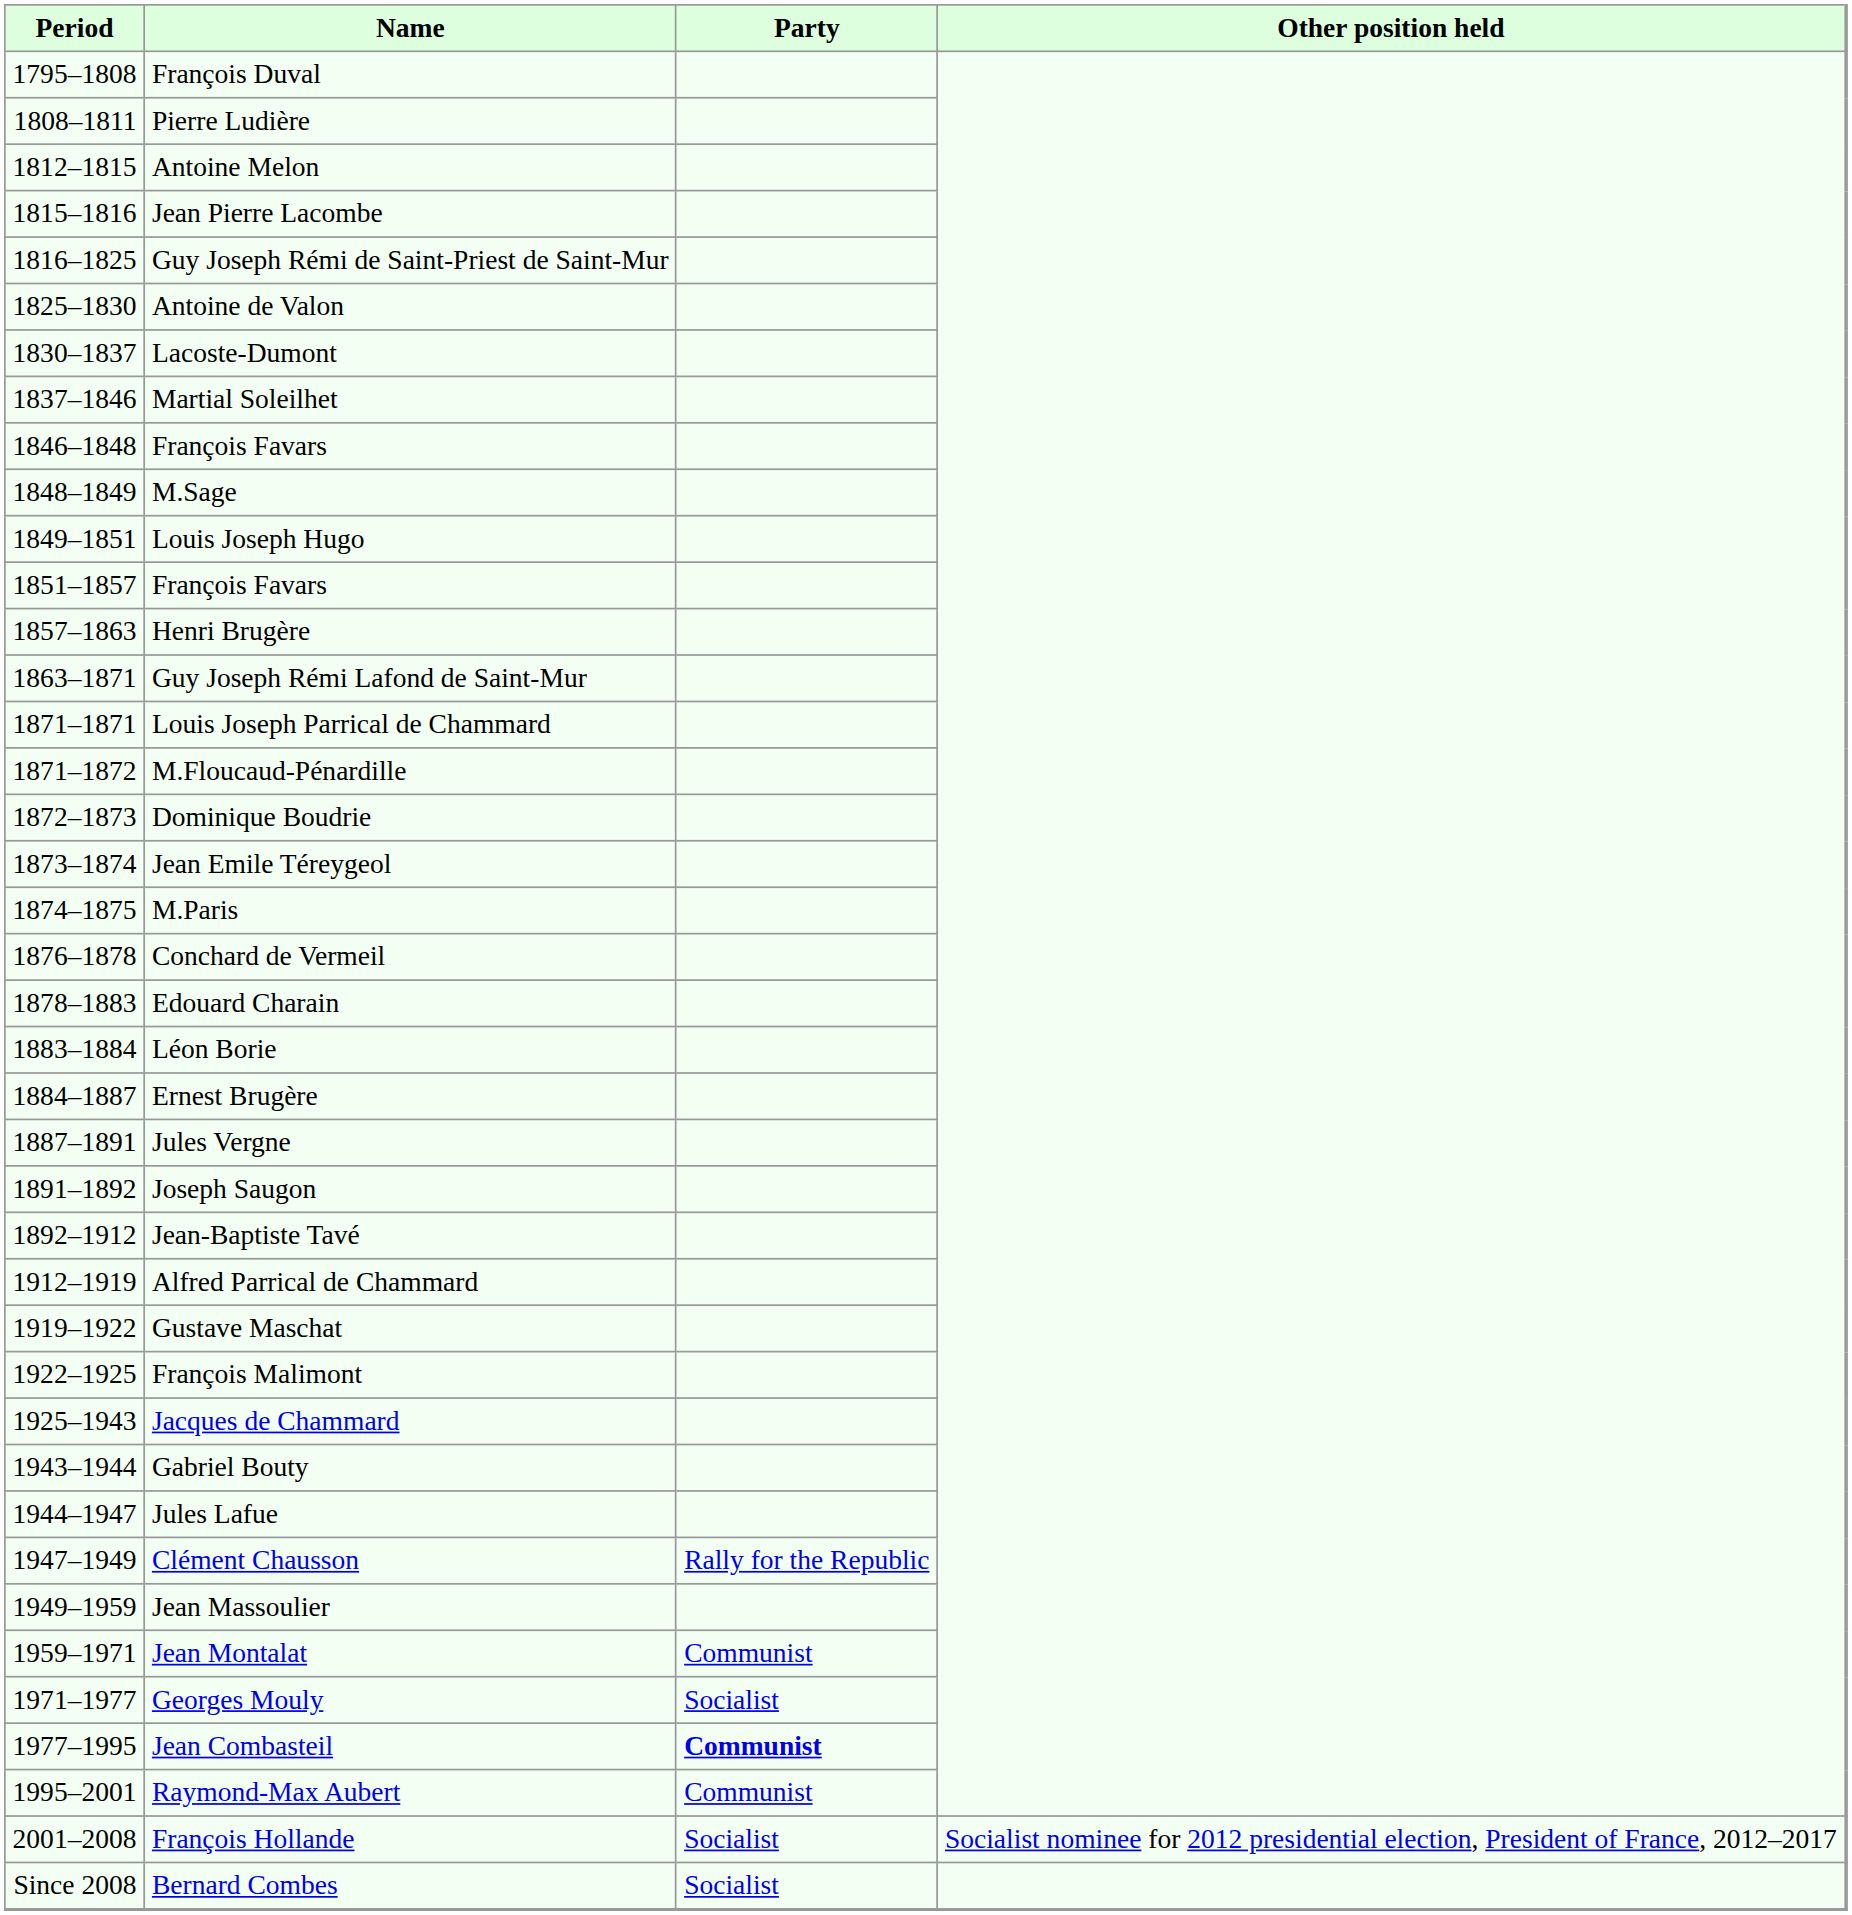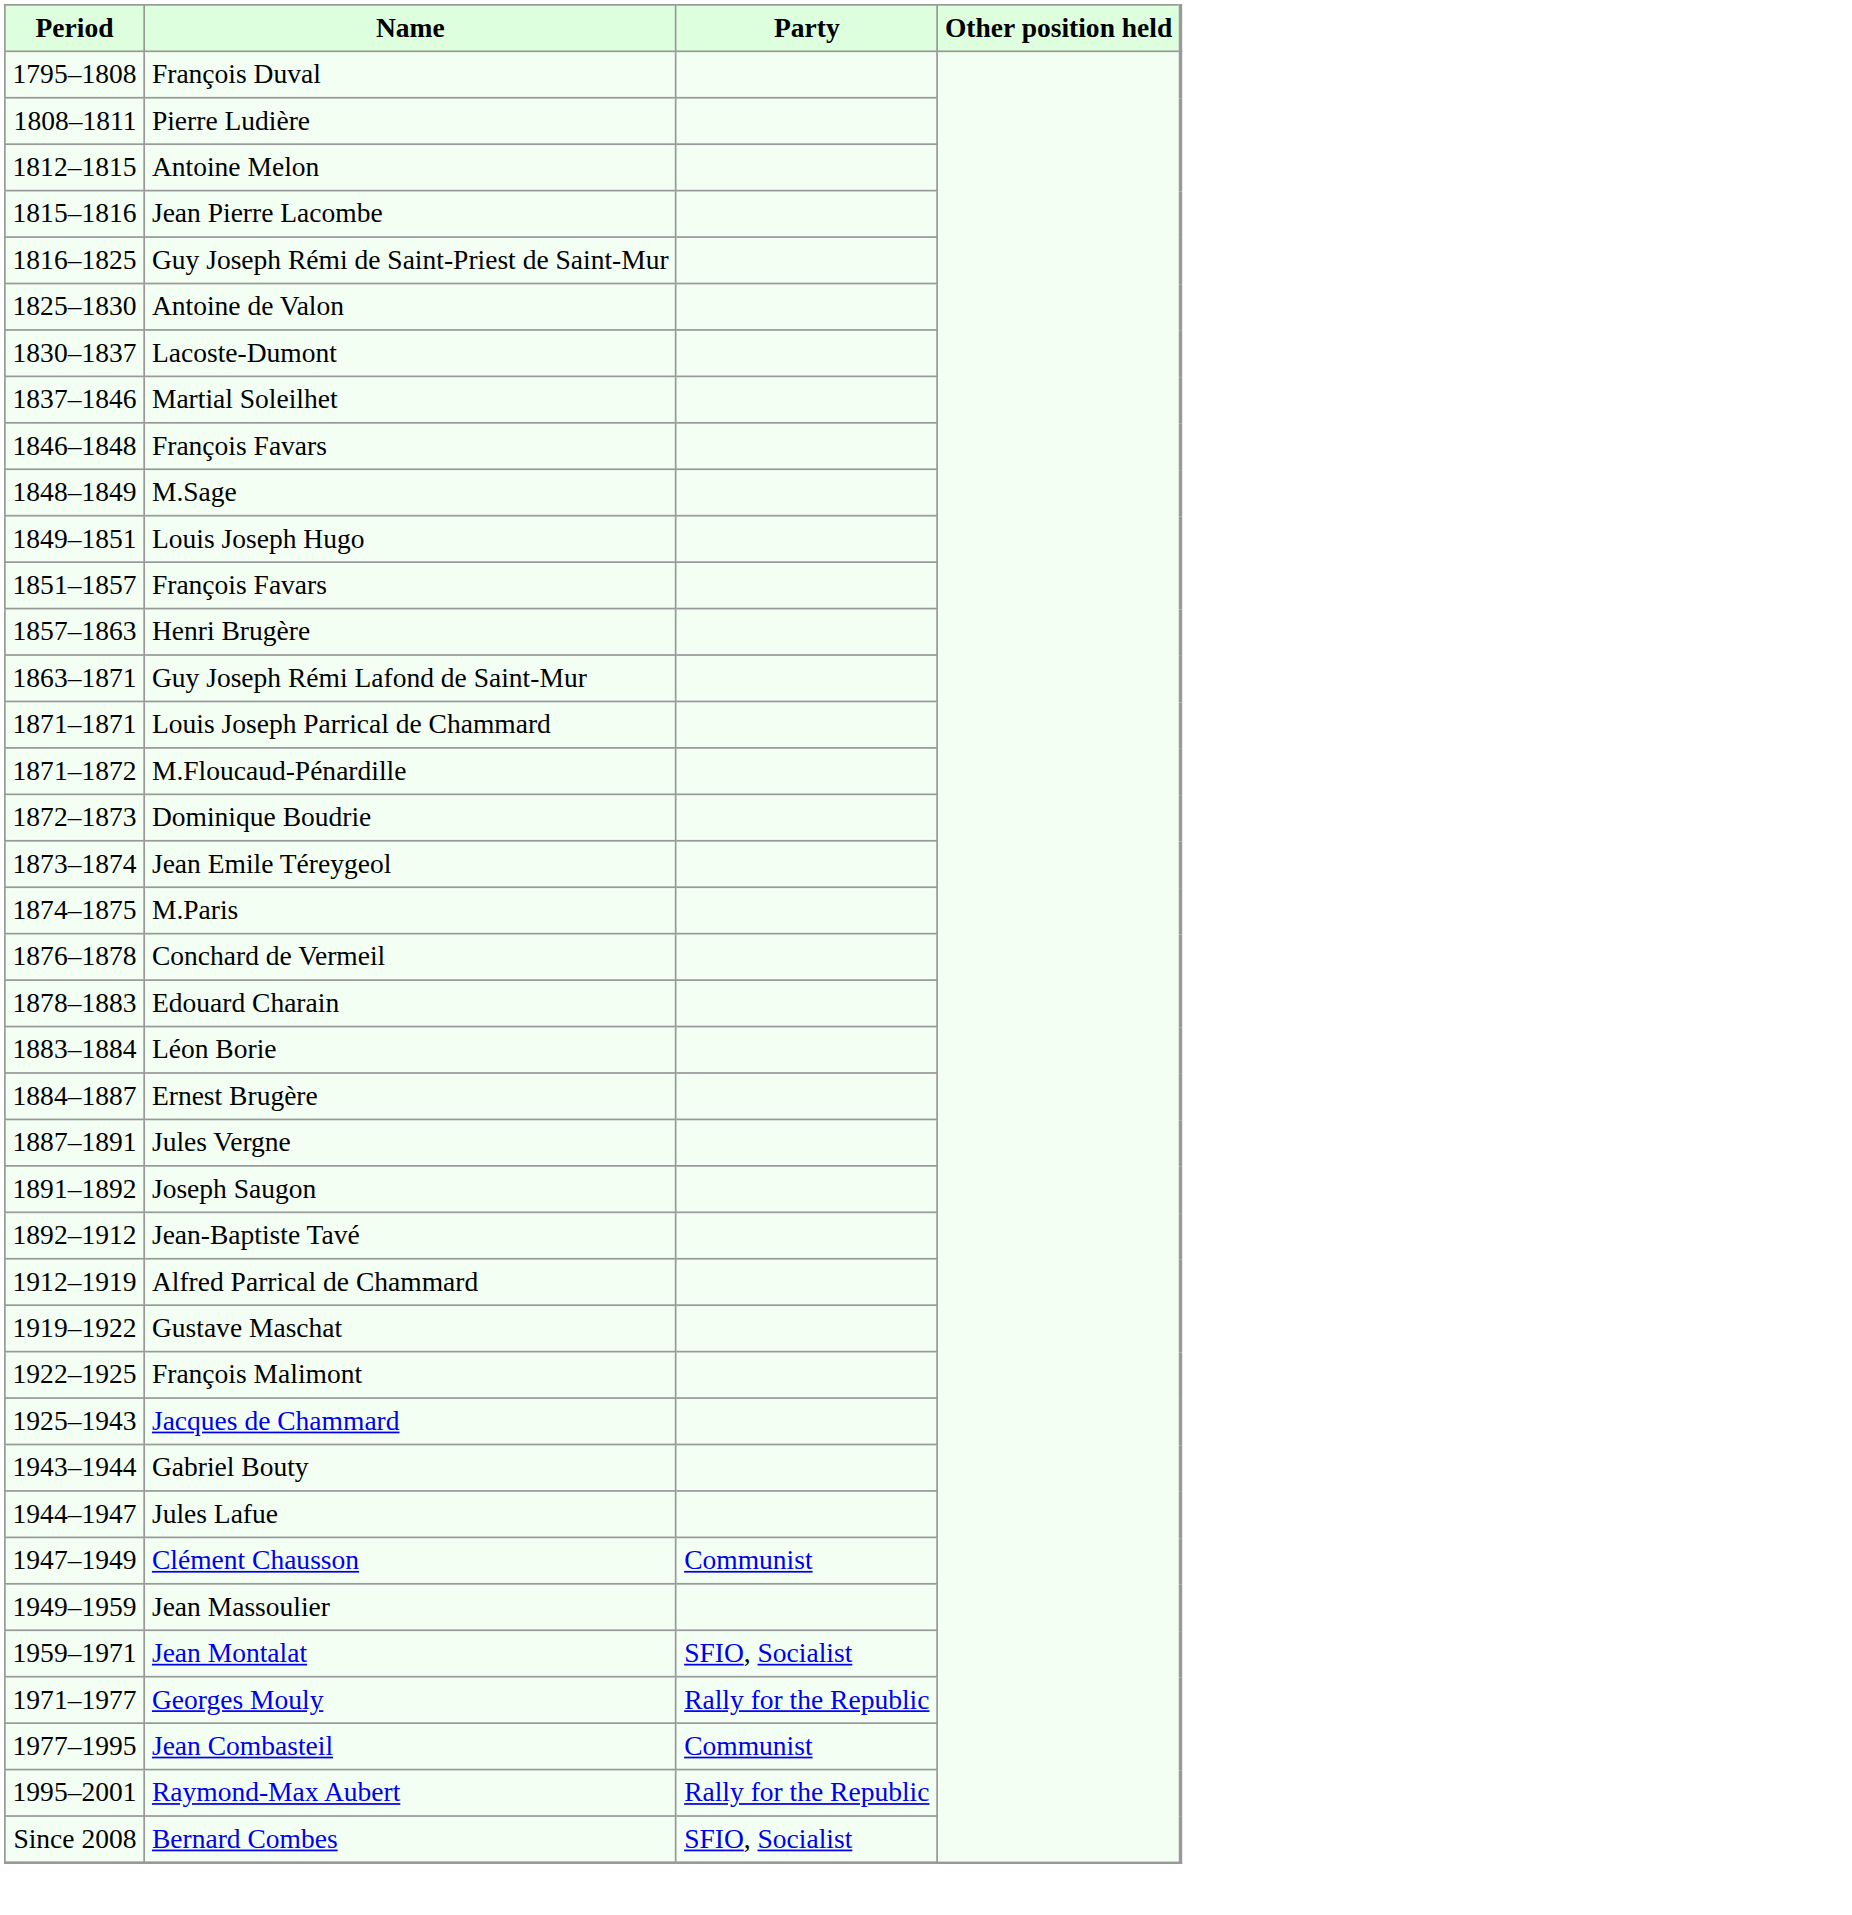(807, 1560) Rally for the Republic -> (748, 1560) Communist
(748, 1653) Communist -> (768, 1653) SFIO, Socialist
(732, 1699) Socialist -> (807, 1699) Rally for the Republic
(753, 1746) bold -> (748, 1746) normal
(748, 1792) Communist -> (807, 1792) Rally for the Republic
- row: (75, 1838)
(732, 1885) Socialist -> (768, 1838) SFIO, Socialist
